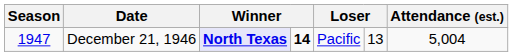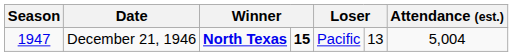(245, 39) lavender background -> (245, 39) no background
(302, 39) 14 -> (302, 39) 15
